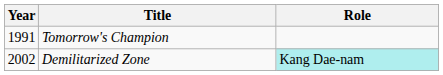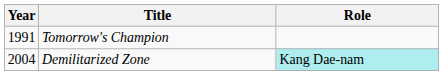(22, 59) 2002 -> (22, 59) 2004
